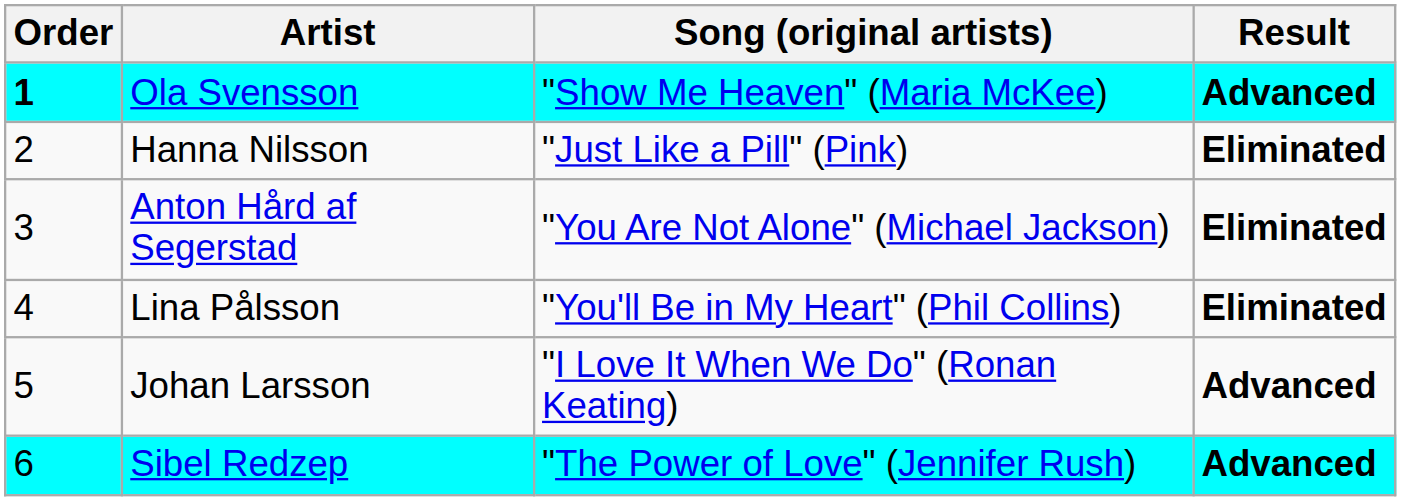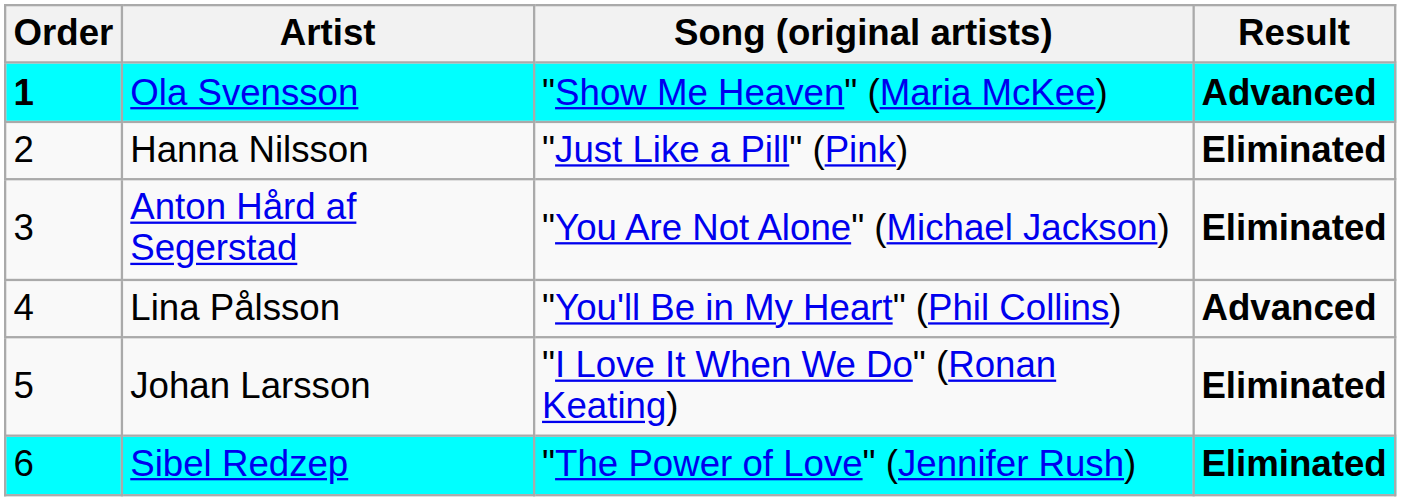(1294, 307) Eliminated -> (1289, 307) Advanced
(1289, 385) Advanced -> (1294, 385) Eliminated
(1289, 464) Advanced -> (1294, 464) Eliminated
